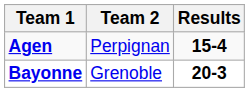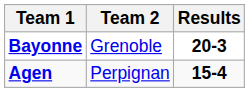rows swapped: (30, 45) <-> (45, 73)
